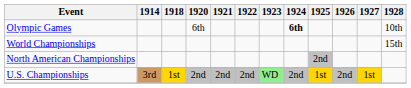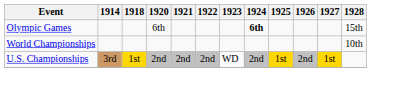(394, 28) 10th -> (354, 28) 15th
(394, 43) 15th -> (354, 43) 10th
- row: (71, 59)
(270, 75) lightgreen background -> (230, 59) no background
